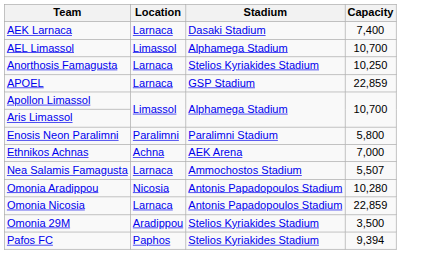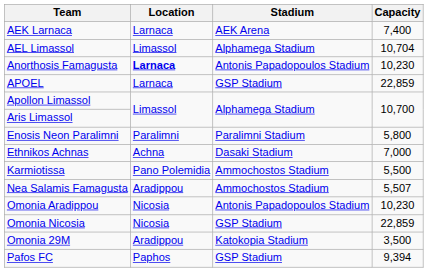(227, 30) Dasaki Stadium -> (242, 30) AEK Arena
(370, 48) 10,700 -> (397, 48) 10,704
(153, 65) normal -> (154, 65) bold
(254, 65) Stelios Kyriakides Stadium -> (292, 65) Antonis Papadopoulos Stadium
(370, 65) 10,250 -> (397, 65) 10,230
(215, 153) AEK Arena -> (254, 153) Dasaki Stadium
+ row: (36, 170)
(153, 170) Larnaca -> (158, 188) Aradippou
(370, 188) 10,280 -> (397, 205) 10,230
(153, 205) Larnaca -> (151, 223) Nicosia
(265, 205) Antonis Papadopoulos Stadium -> (249, 223) GSP Stadium
(254, 223) Stelios Kyriakides Stadium -> (262, 240) Katokopia Stadium
(254, 240) Stelios Kyriakides Stadium -> (249, 258) GSP Stadium
